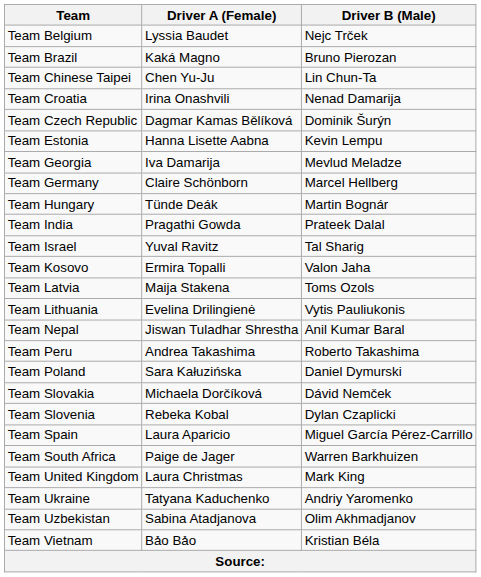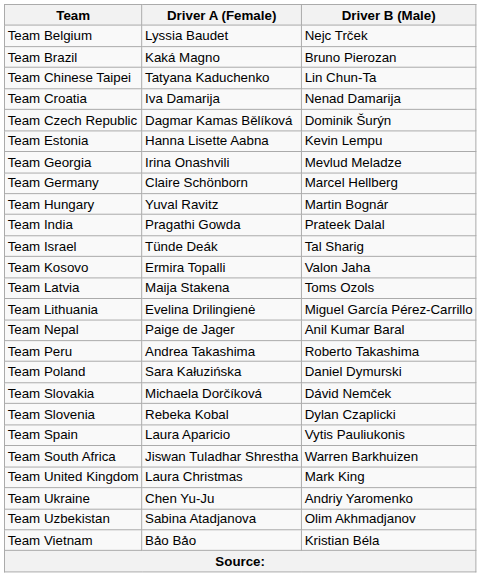(180, 78) Chen Yu-Ju -> (207, 78) Tatyana Kaduchenko
(187, 99) Irina Onashvili -> (182, 99) Iva Damarija
(182, 162) Iva Damarija -> (187, 162) Irina Onashvili
(181, 204) Tünde Deák -> (182, 204) Yuval Ravitz
(182, 246) Yuval Ravitz -> (181, 246) Tünde Deák
(355, 309) Vytis Pauliukonis -> (389, 309) Miguel García Pérez-Carrillo
(222, 330) Jiswan Tuladhar Shrestha -> (190, 330) Paige de Jager
(389, 435) Miguel García Pérez-Carrillo -> (355, 435) Vytis Pauliukonis
(190, 456) Paige de Jager -> (222, 456) Jiswan Tuladhar Shrestha
(207, 498) Tatyana Kaduchenko -> (180, 498) Chen Yu-Ju
